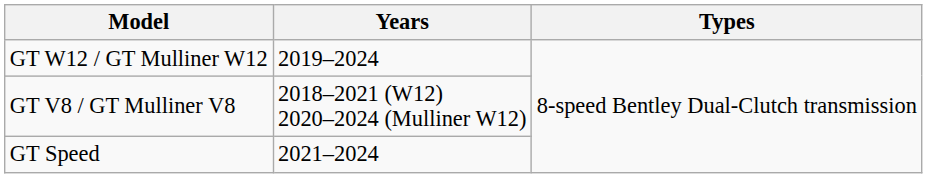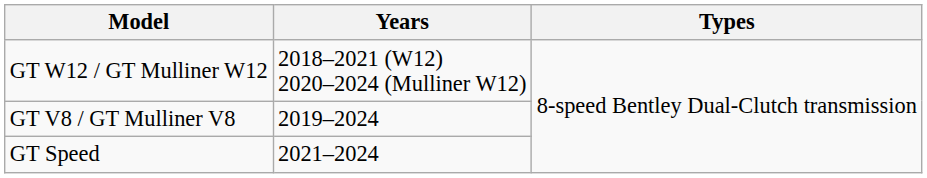(328, 57) 2019–2024 -> (402, 70) 2018–2021 (W12) 2020–2024 (Mulliner W12)
(402, 105) 2018–2021 (W12) 2020–2024 (Mulliner W12) -> (328, 118) 2019–2024
